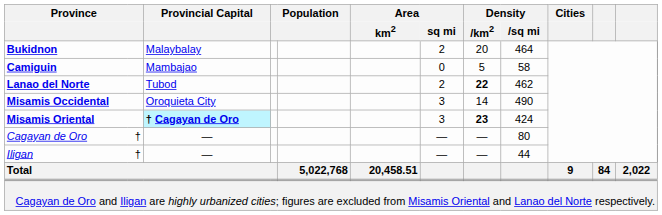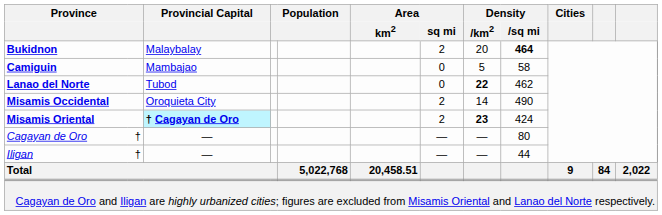(524, 50) normal -> (524, 50) bold
(442, 84) 2 -> (442, 84) 0
(442, 102) 3 -> (442, 102) 2
(442, 119) 3 -> (442, 119) 2
